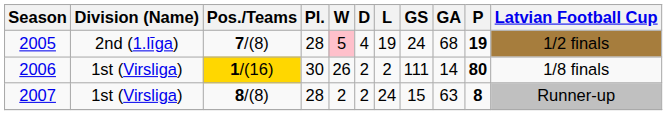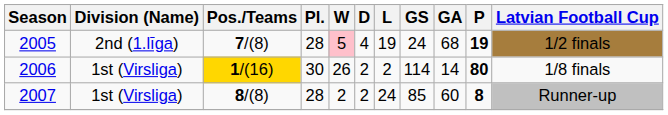(416, 69) 111 -> (417, 69) 114
(416, 95) 15 -> (417, 95) 85
(449, 95) 63 -> (450, 95) 60
